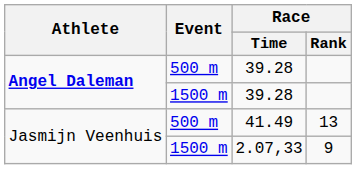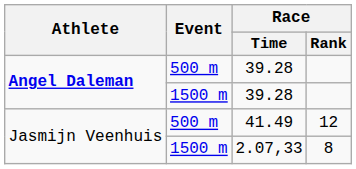(329, 123) 13 -> (329, 123) 12
(329, 149) 9 -> (329, 149) 8
